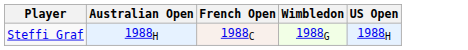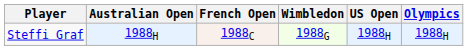+ column: (432, 14)
